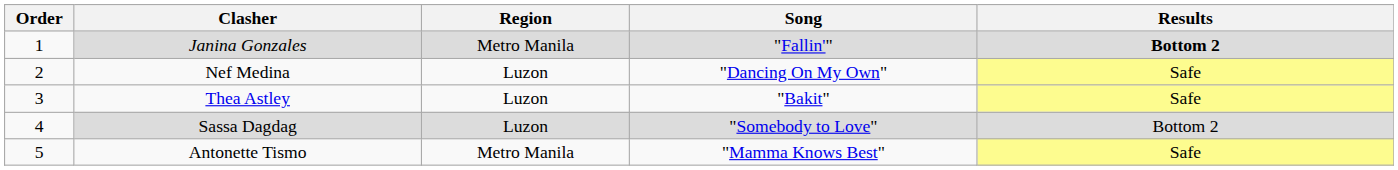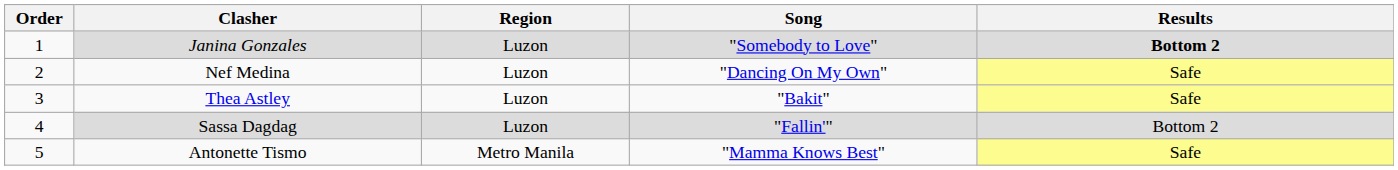(526, 45) Metro Manila -> (526, 45) Luzon
(803, 45) "Fallin'" -> (803, 45) "Somebody to Love"
(803, 125) "Somebody to Love" -> (803, 125) "Fallin'"
